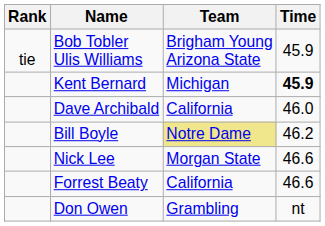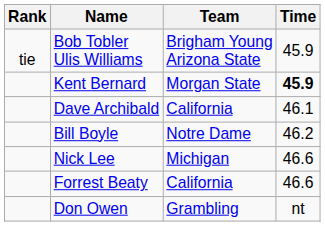(198, 84) Michigan -> (213, 84) Morgan State
(298, 109) 46.0 -> (298, 109) 46.1
(209, 134) khaki background -> (209, 134) no background
(213, 158) Morgan State -> (198, 158) Michigan
